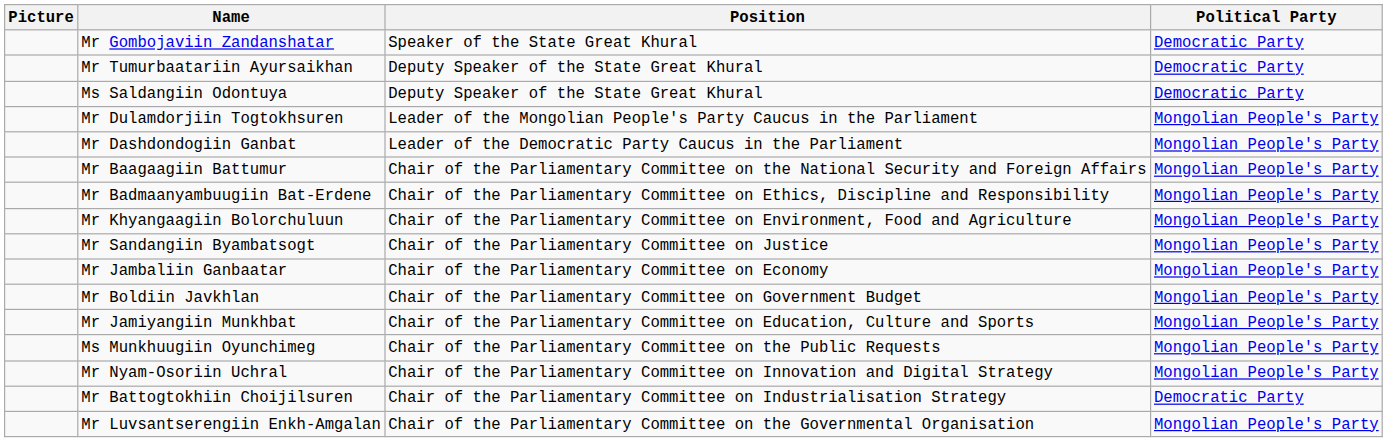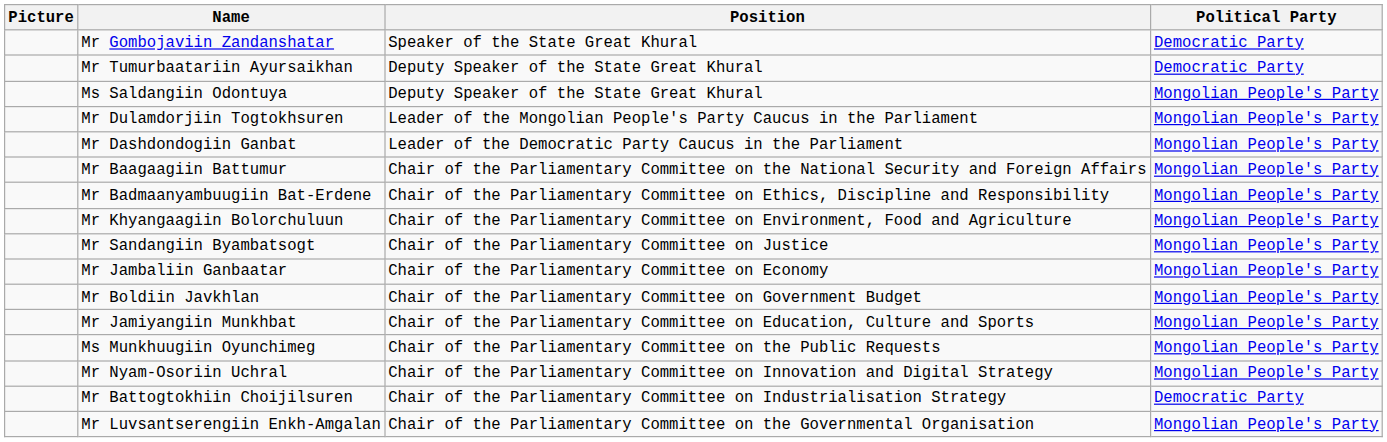(1229, 94) Democratic Party -> (1266, 94) Mongolian People's Party
